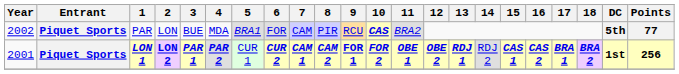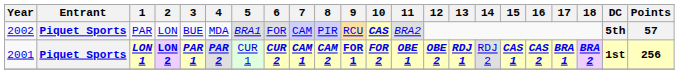(651, 31) 77 -> (651, 31) 57
